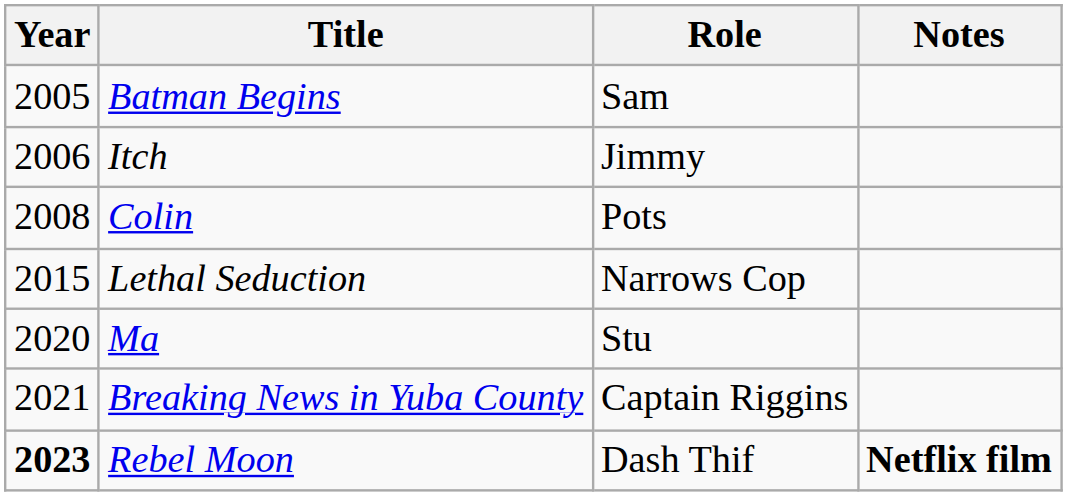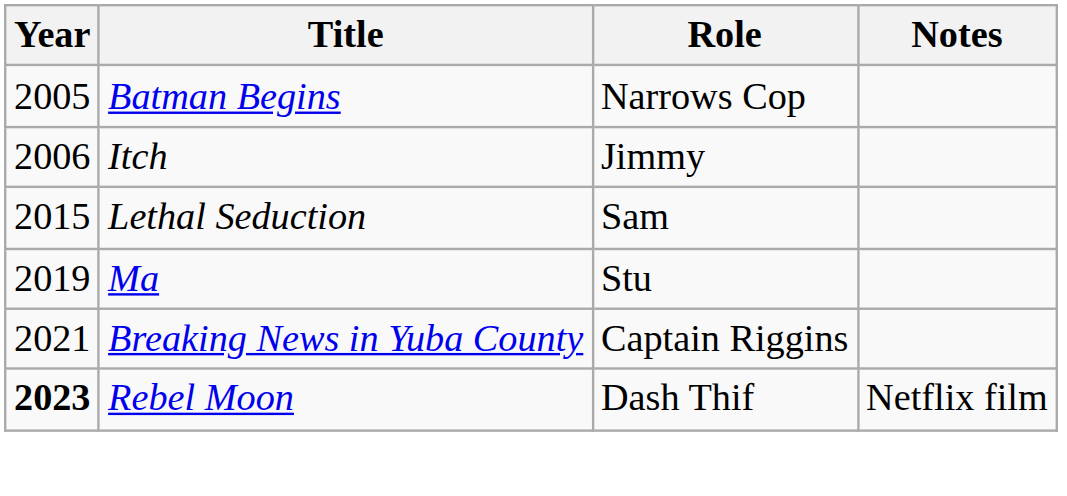(635, 95) Sam -> (703, 95) Narrows Cop
- row: (151, 216)
(703, 277) Narrows Cop -> (635, 216) Sam
(52, 338) 2020 -> (52, 277) 2019
(959, 459) bold -> (957, 398) normal
